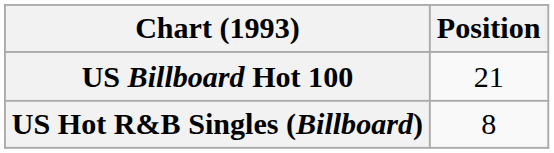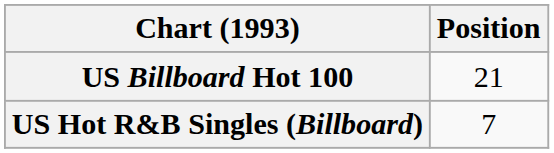(489, 123) 8 -> (489, 123) 7
